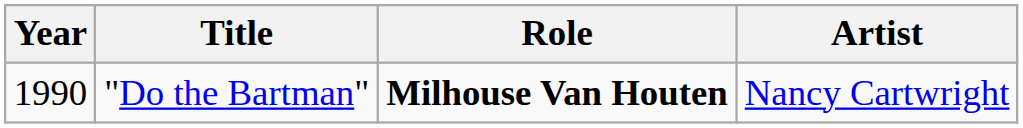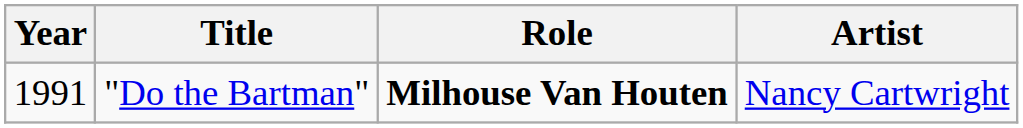(50, 92) 1990 -> (50, 92) 1991
